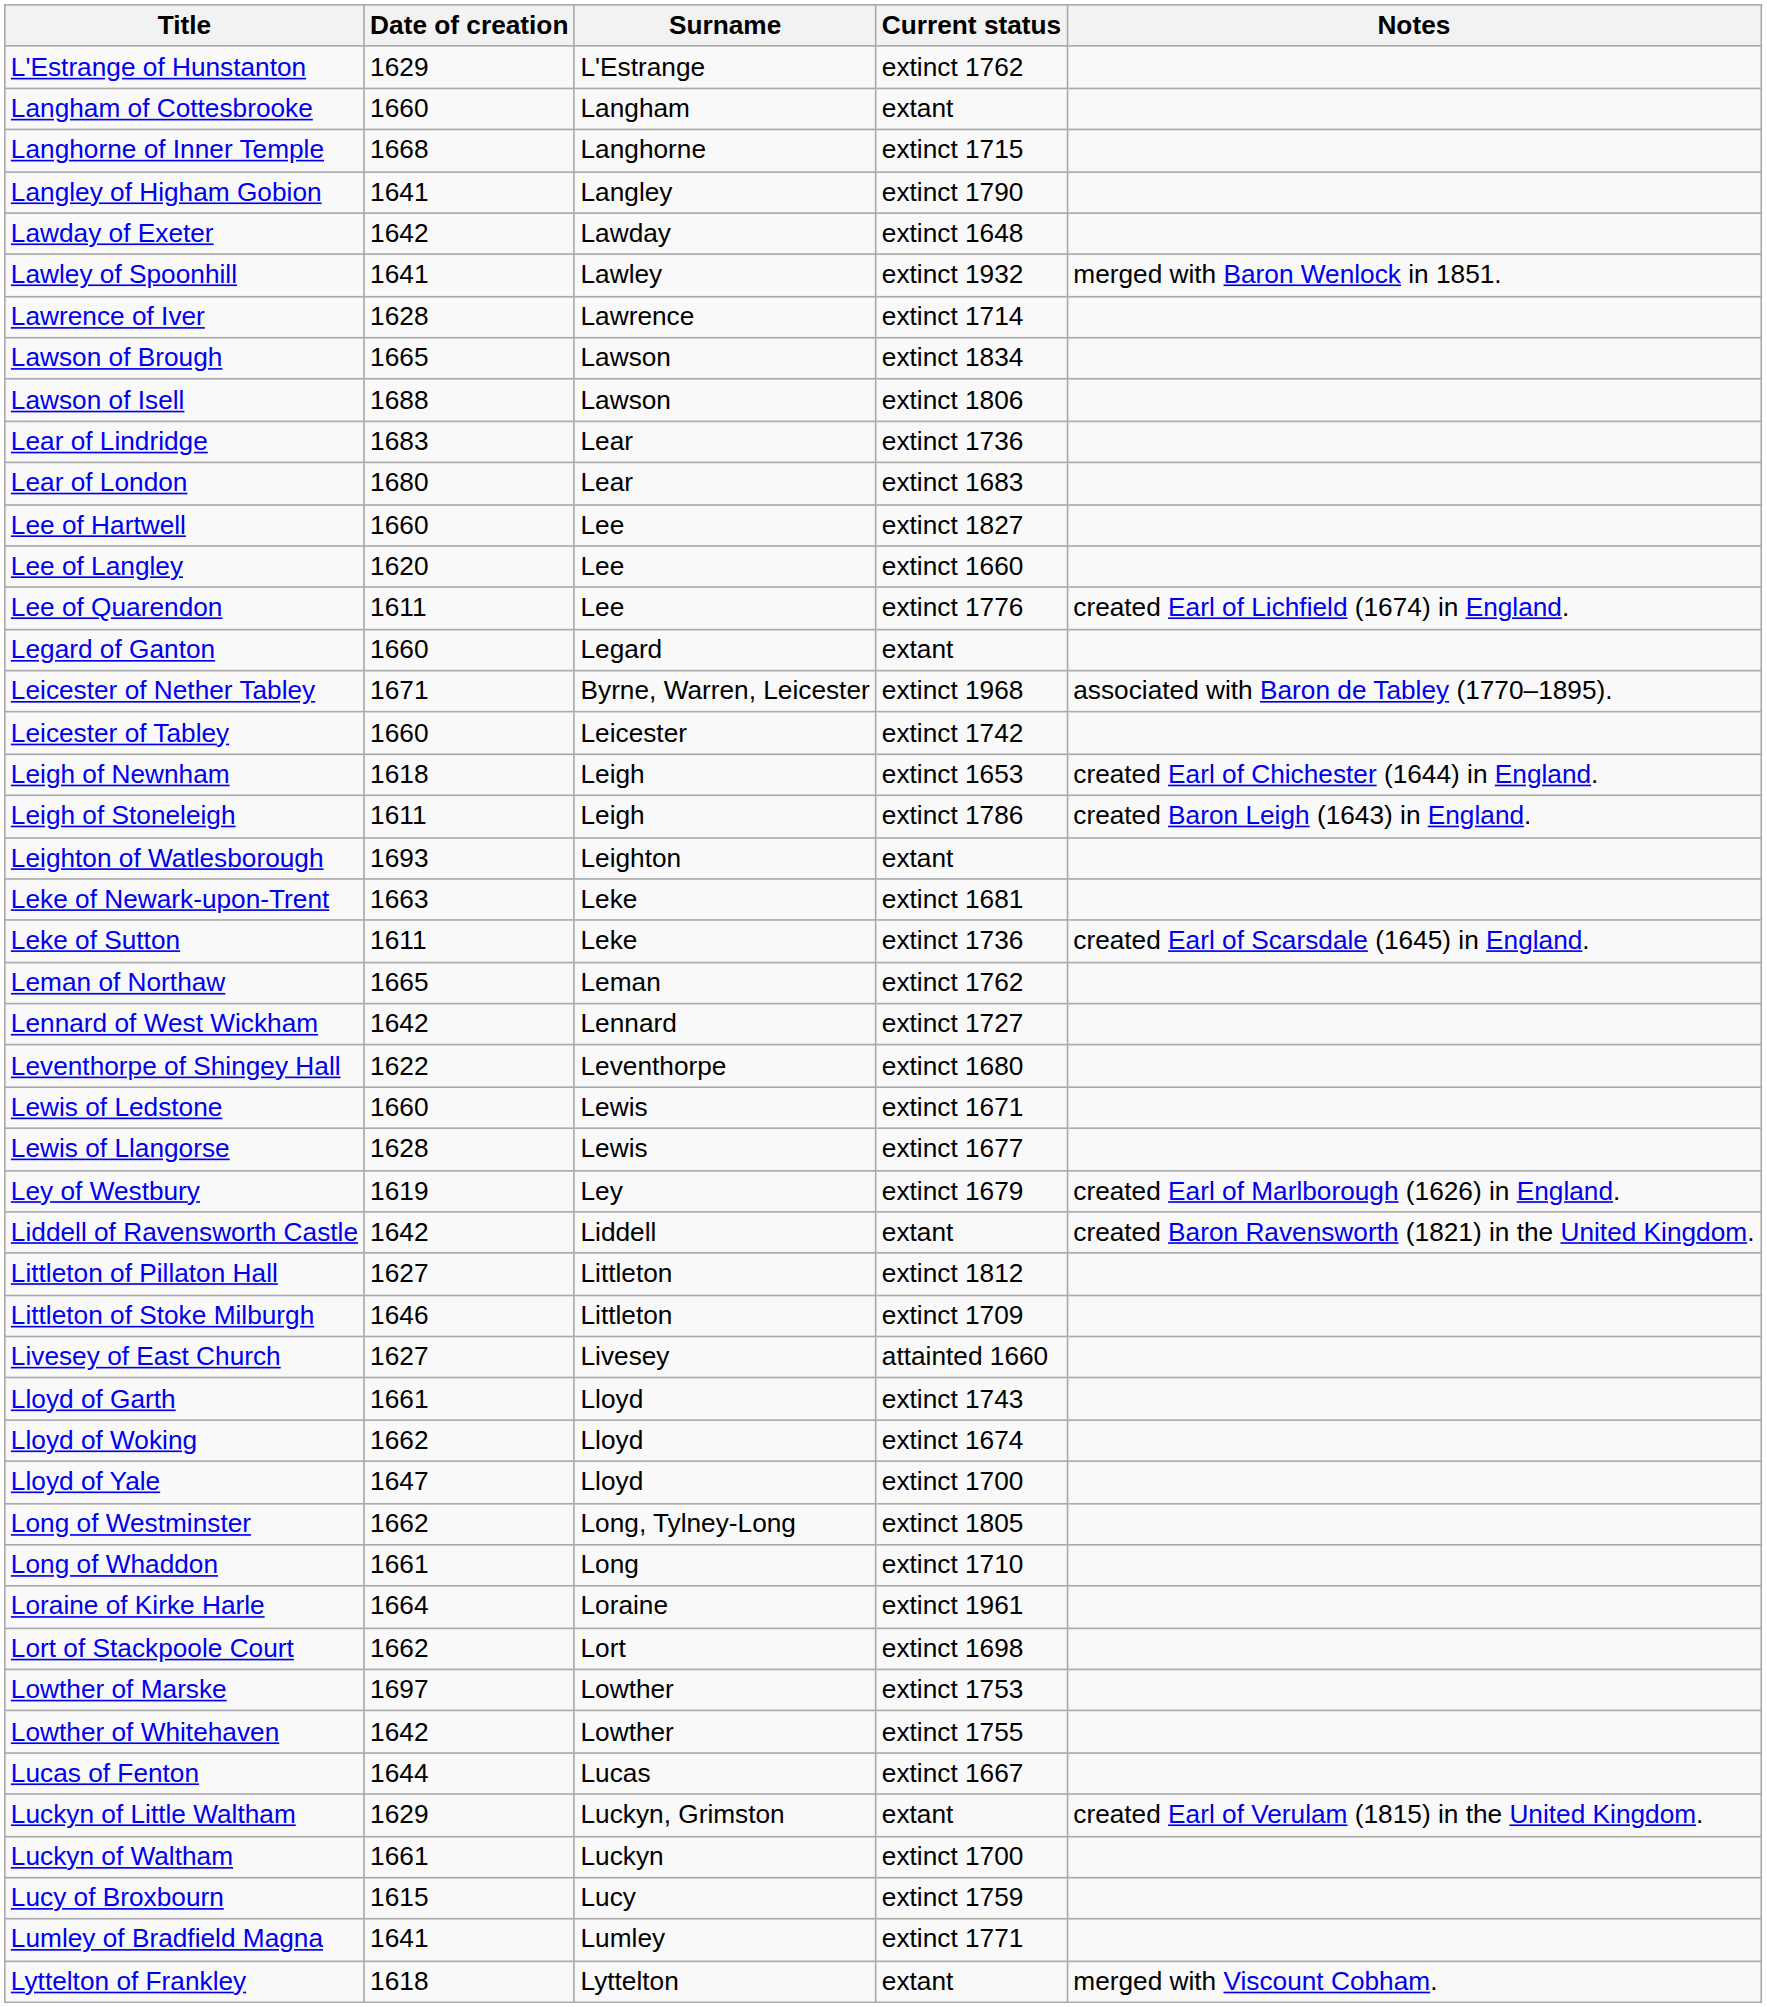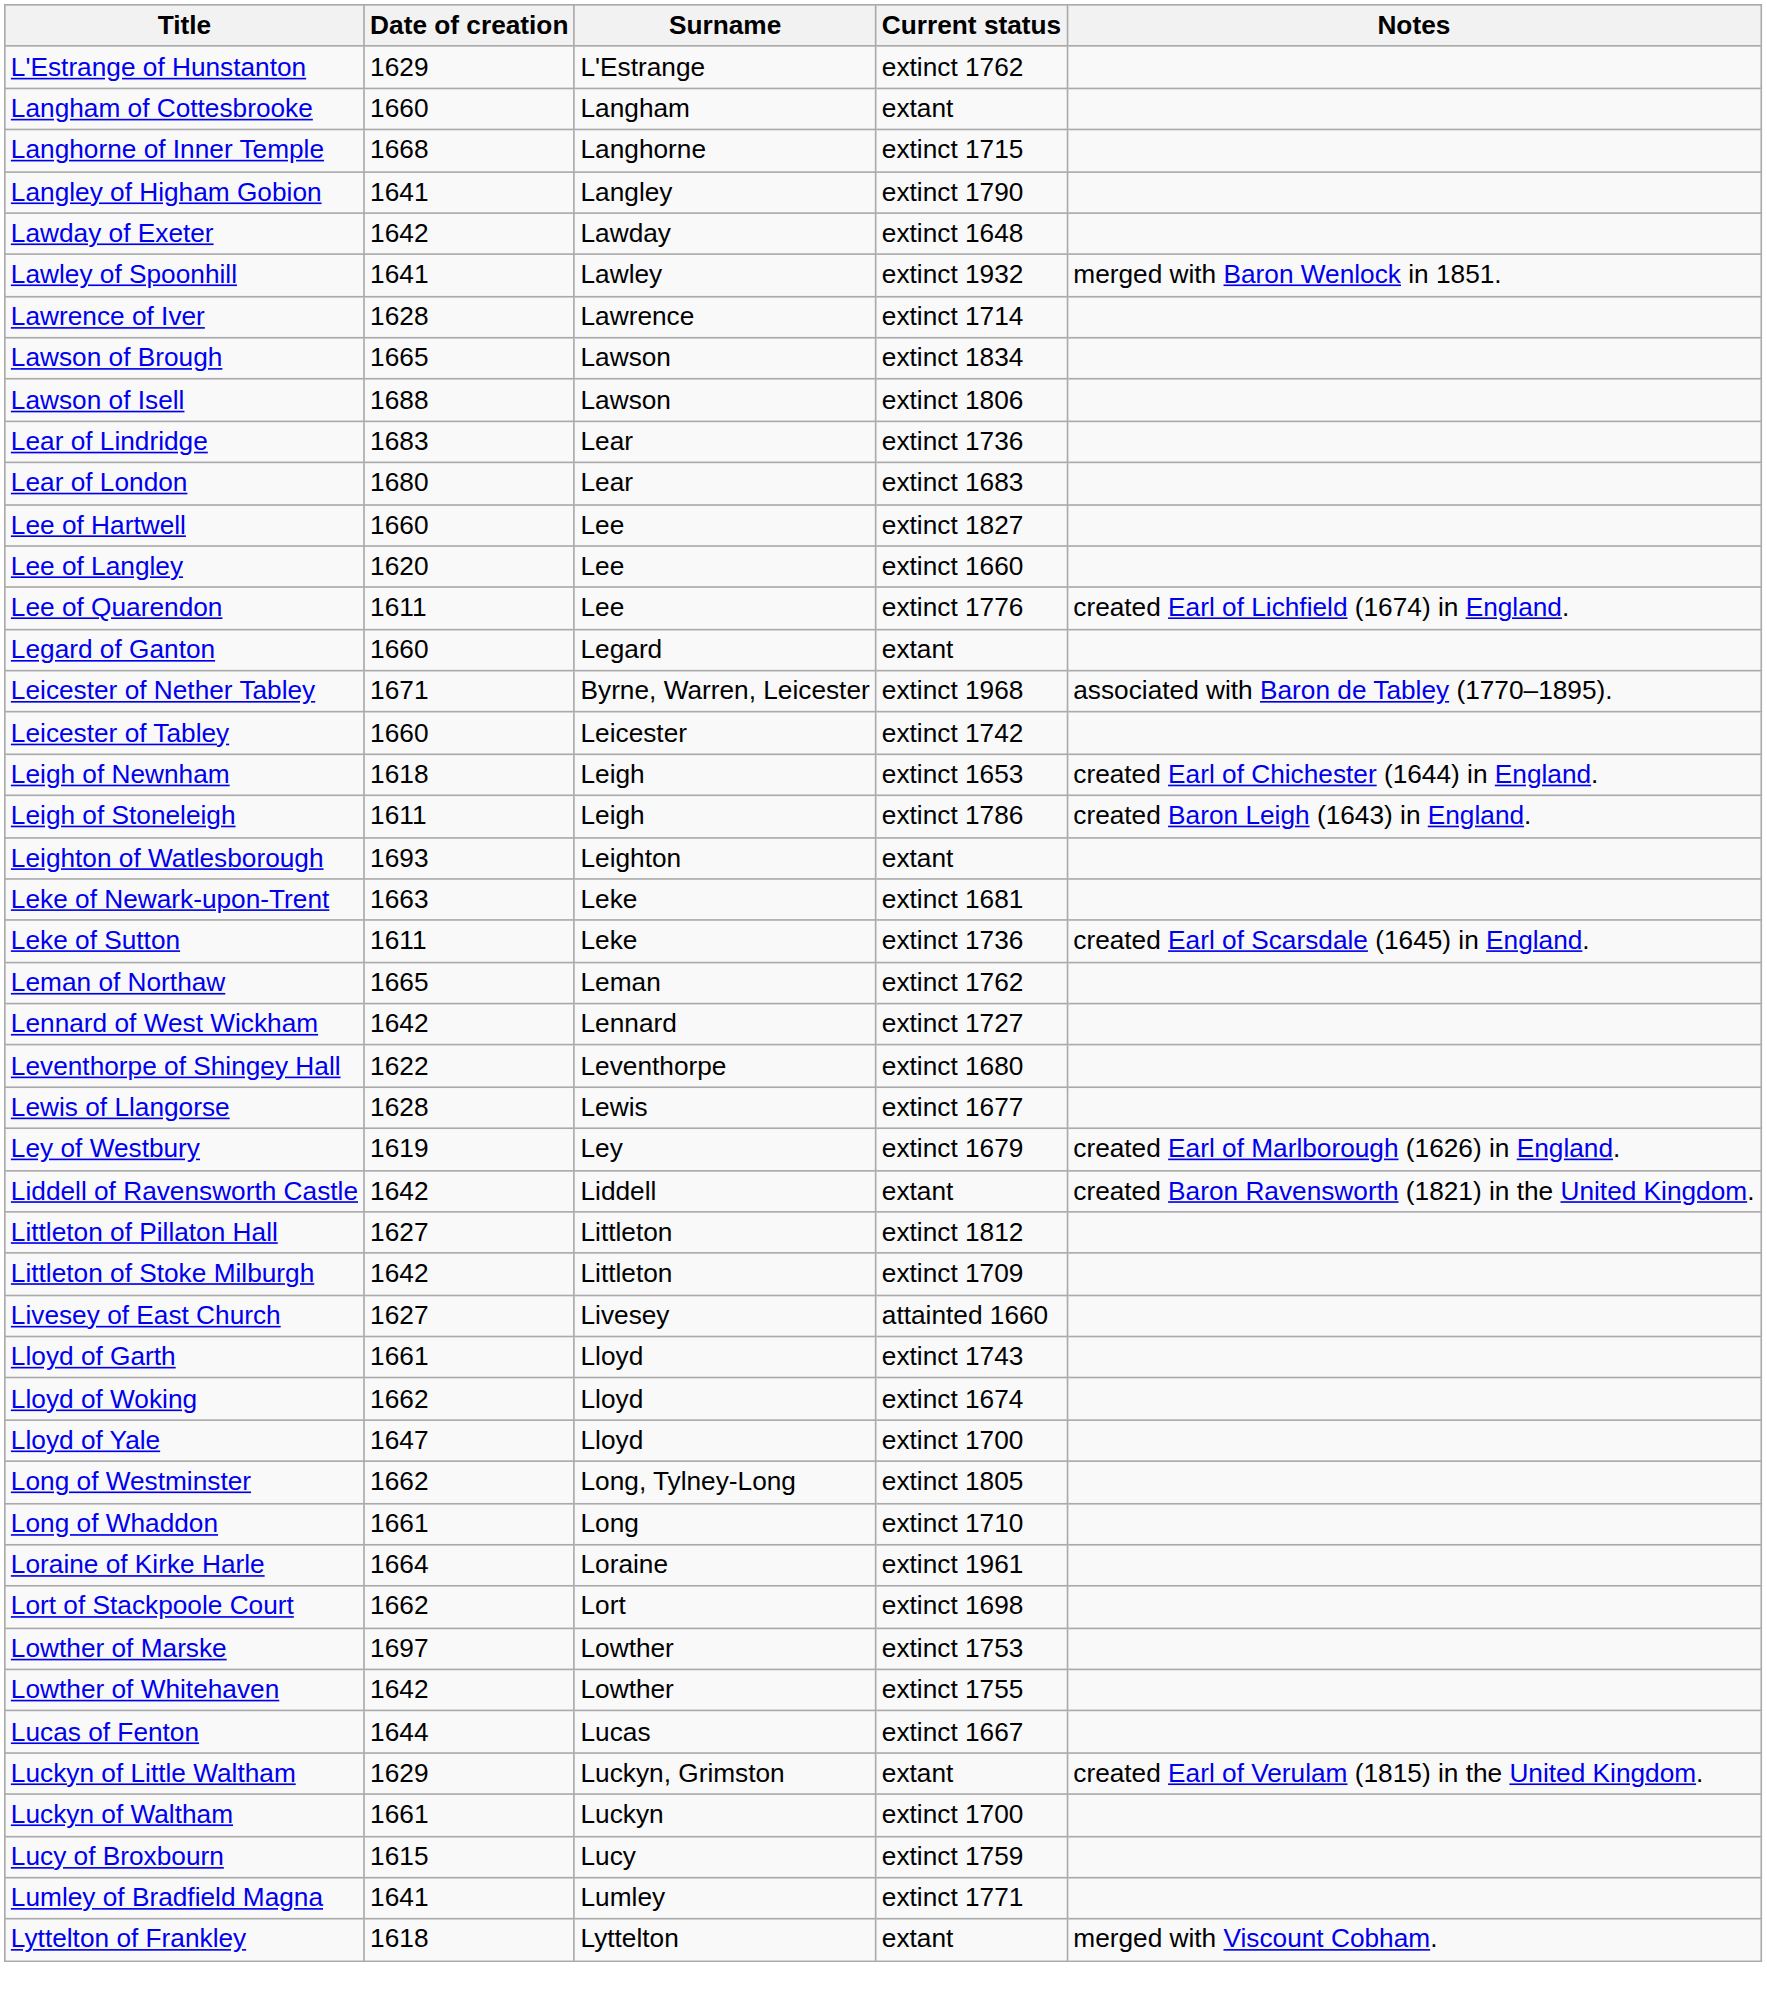- row: (117, 1107)
(399, 1315) 1646 -> (399, 1273) 1642
